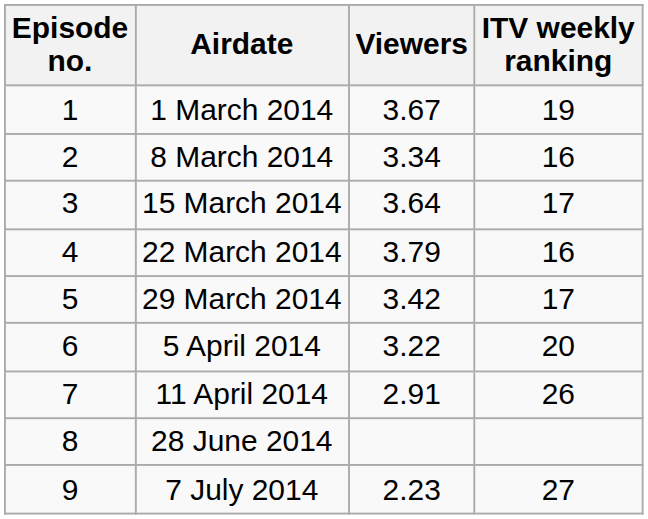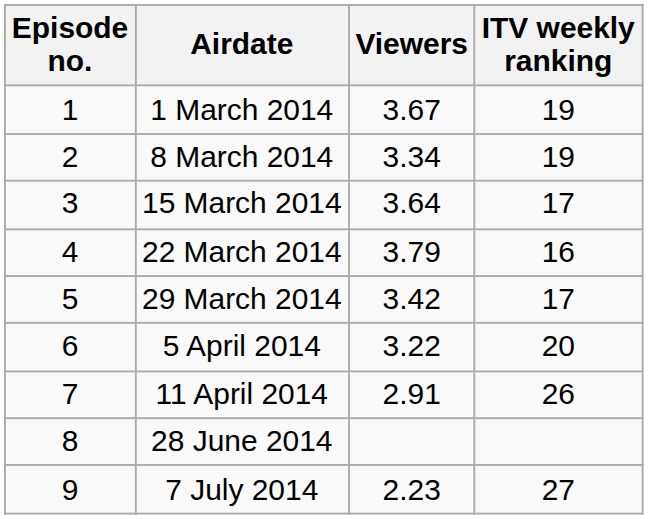(558, 156) 16 -> (558, 156) 19
